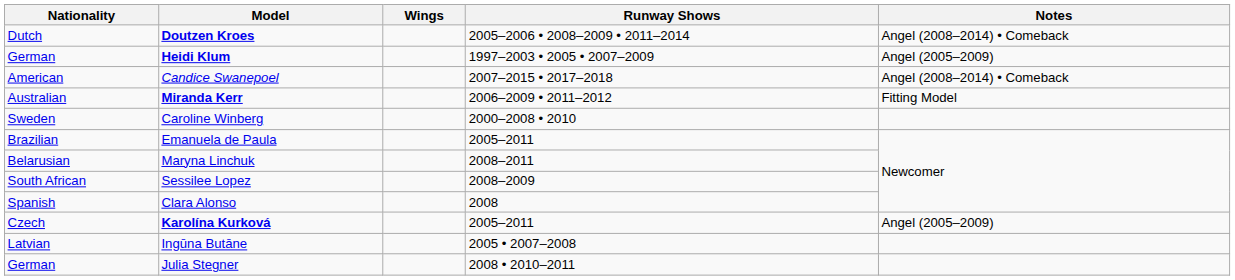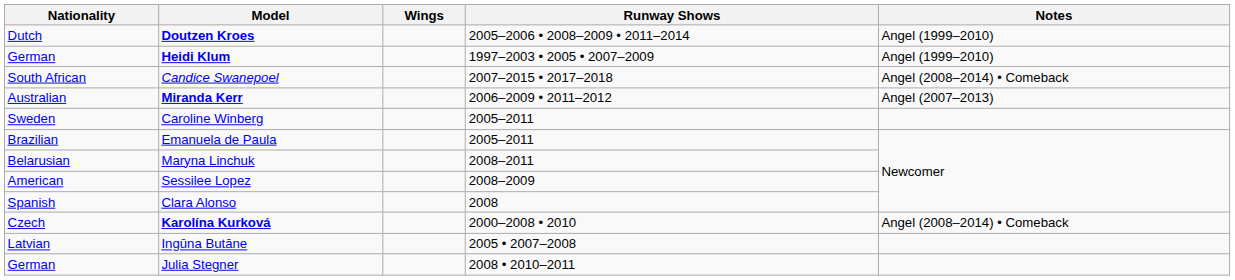(975, 35) Angel (2008–2014) • Comeback -> (937, 35) Angel (1999–2010)
(937, 56) Angel (2005–2009) -> (937, 56) Angel (1999–2010)
(35, 77) American -> (47, 77) South African
(919, 98) Fitting Model -> (937, 98) Angel (2007–2013)
(522, 118) 2000–2008 • 2010 -> (501, 118) 2005–2011
(47, 181) South African -> (35, 181) American
(501, 222) 2005–2011 -> (522, 222) 2000–2008 • 2010
(937, 222) Angel (2005–2009) -> (975, 222) Angel (2008–2014) • Comeback
